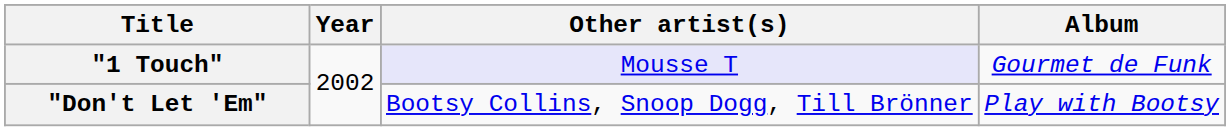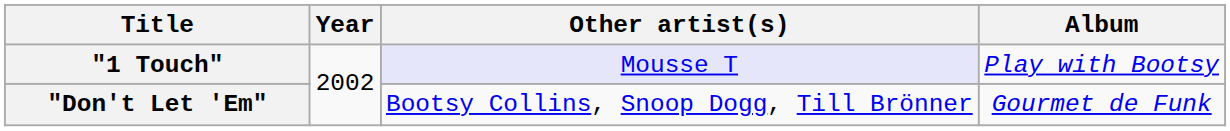(1102, 65) Gourmet de Funk -> (1102, 65) Play with Bootsy
(1102, 105) Play with Bootsy -> (1102, 105) Gourmet de Funk
